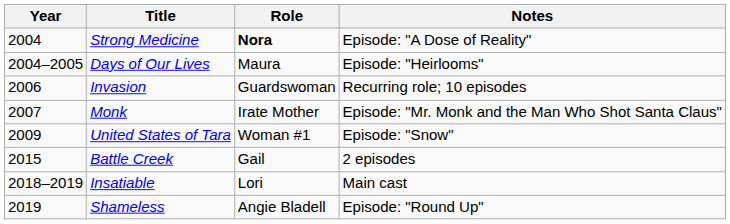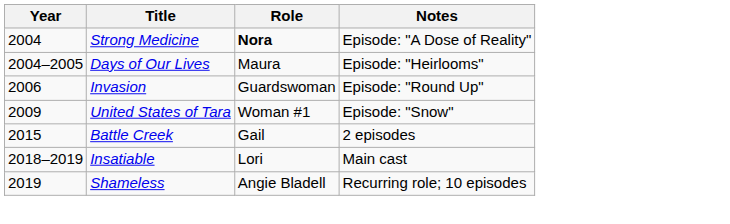(435, 87) Recurring role; 10 episodes -> (413, 87) Episode: "Round Up"
- row: (109, 111)
(413, 207) Episode: "Round Up" -> (435, 183) Recurring role; 10 episodes
